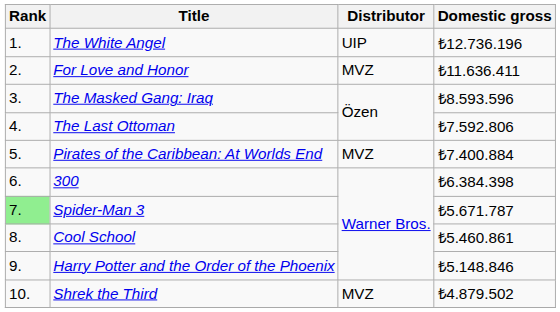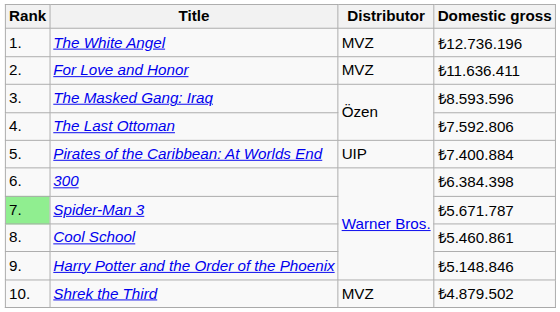(354, 42) UIP -> (358, 42) MVZ
(358, 154) MVZ -> (354, 154) UIP
